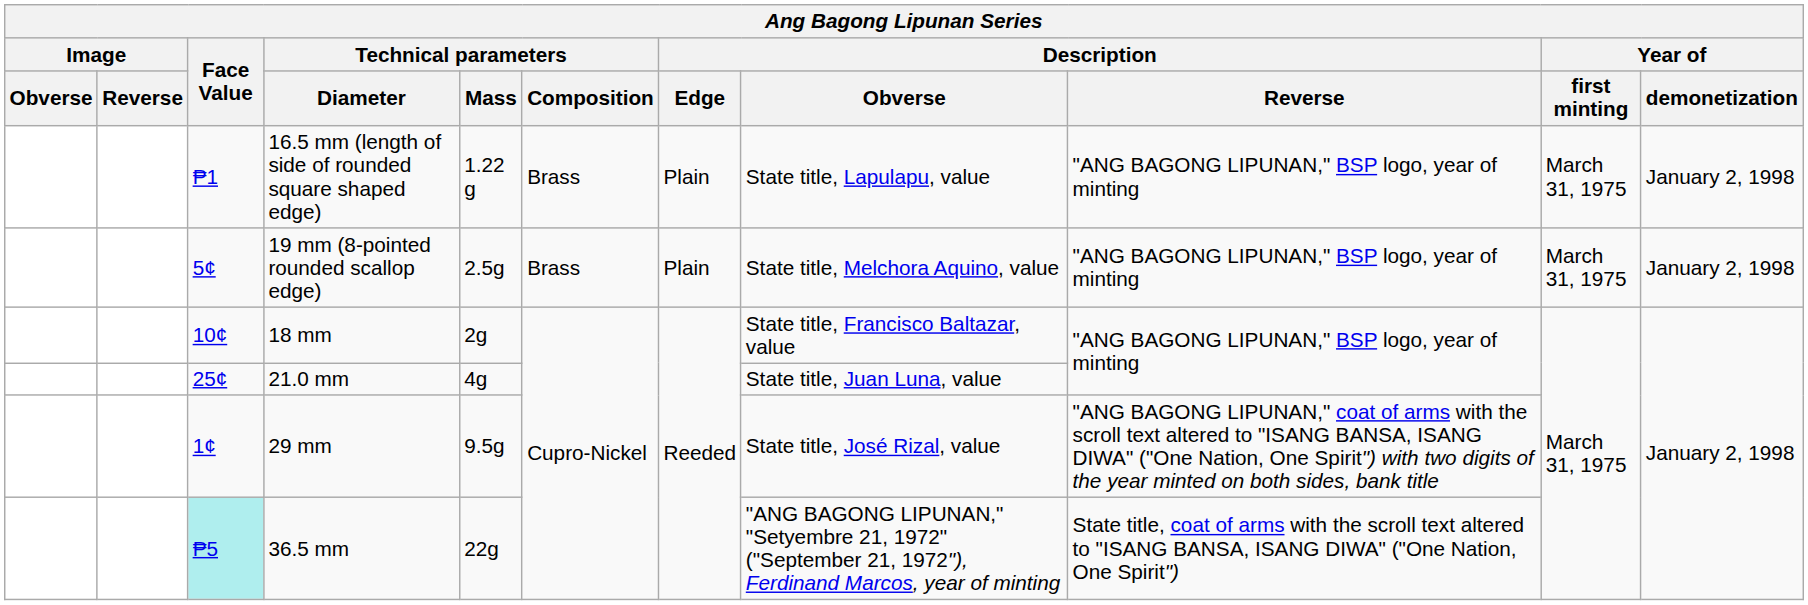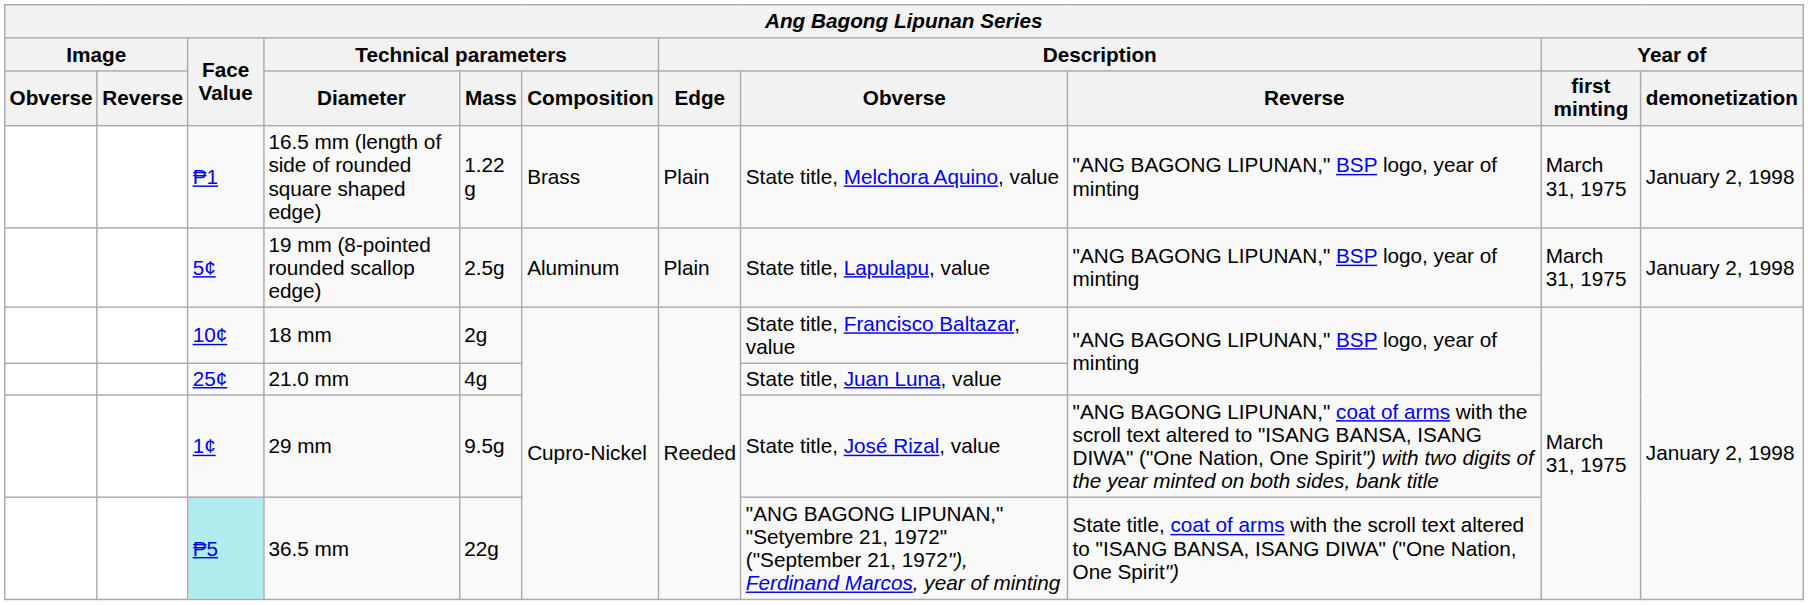(868, 177) State title, Lapulapu, value -> (902, 177) State title, Melchora Aquino, value
(554, 268) Brass -> (573, 268) Aluminum
(902, 268) State title, Melchora Aquino, value -> (868, 268) State title, Lapulapu, value
